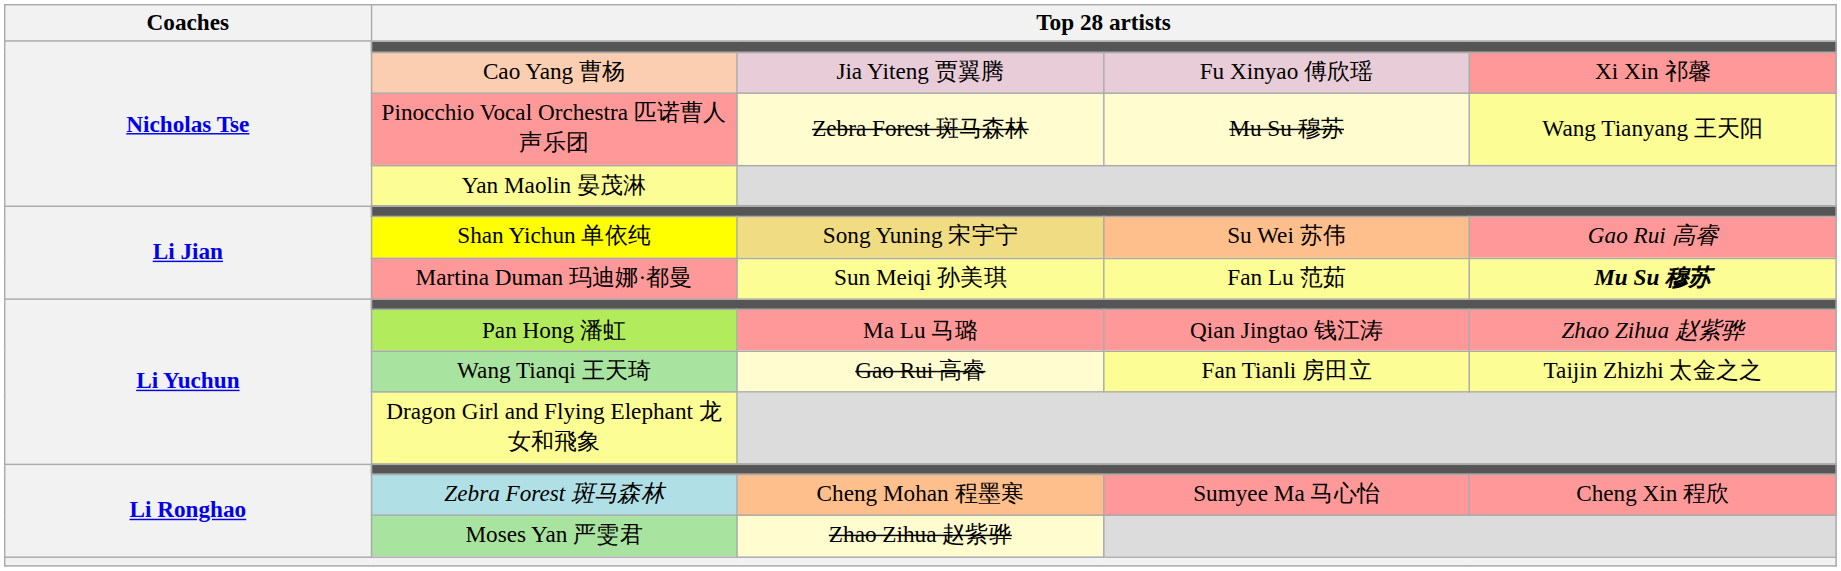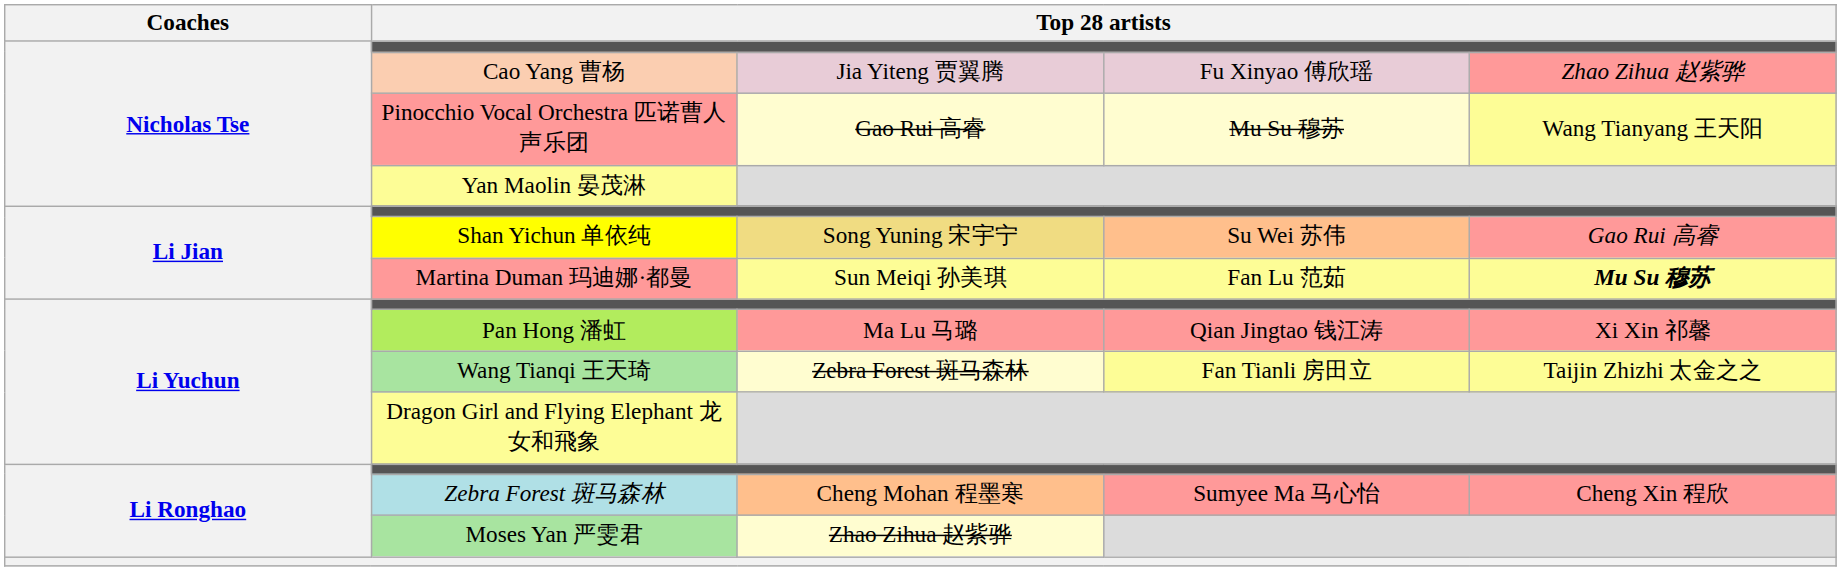(1653, 71) Xi Xin 祁馨 -> (1653, 71) Zhao Zihua 赵紫骅
(920, 128) Zebra Forest 斑马森林 -> (920, 128) Gao Rui 高睿
(1653, 329) Zhao Zihua 赵紫骅 -> (1653, 329) Xi Xin 祁馨
(920, 370) Gao Rui 高睿 -> (920, 370) Zebra Forest 斑马森林
